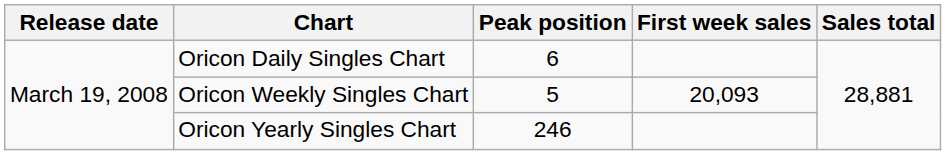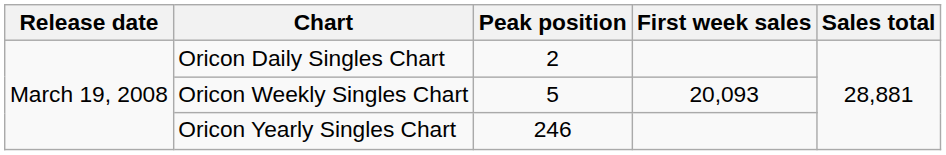(553, 58) 6 -> (553, 58) 2
